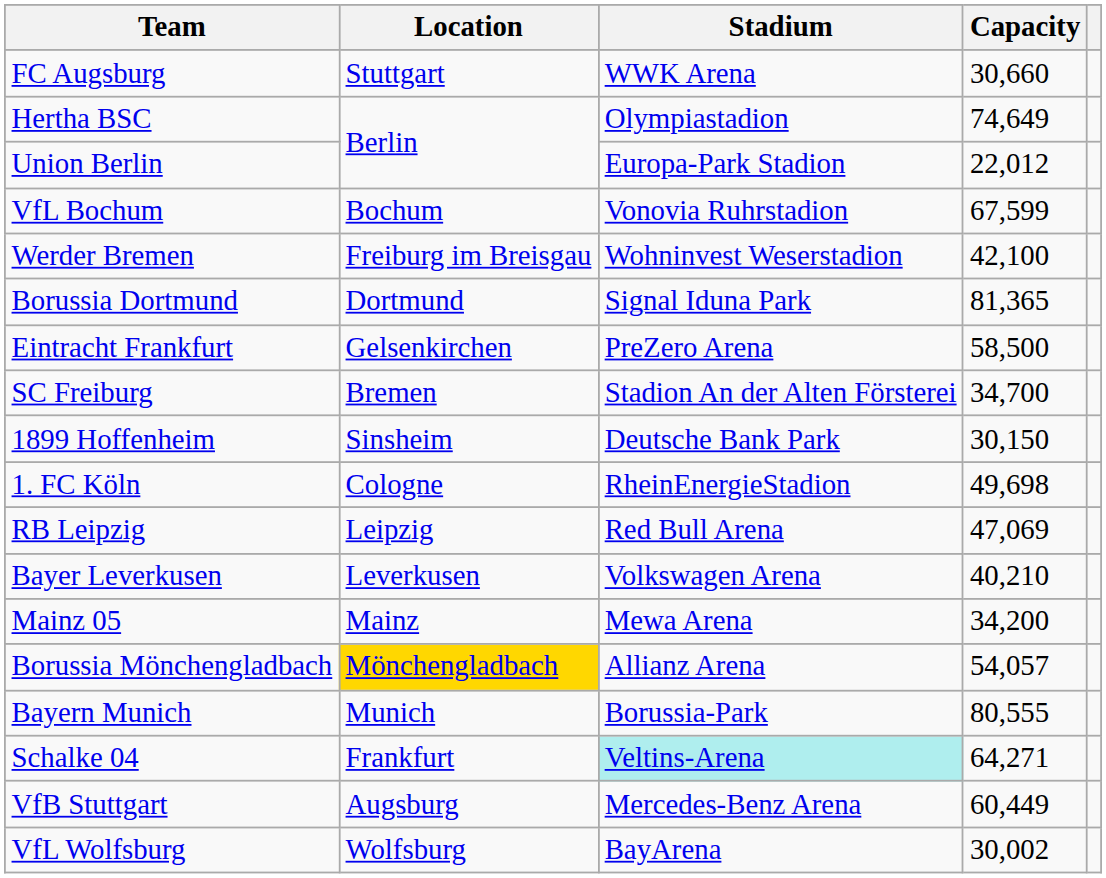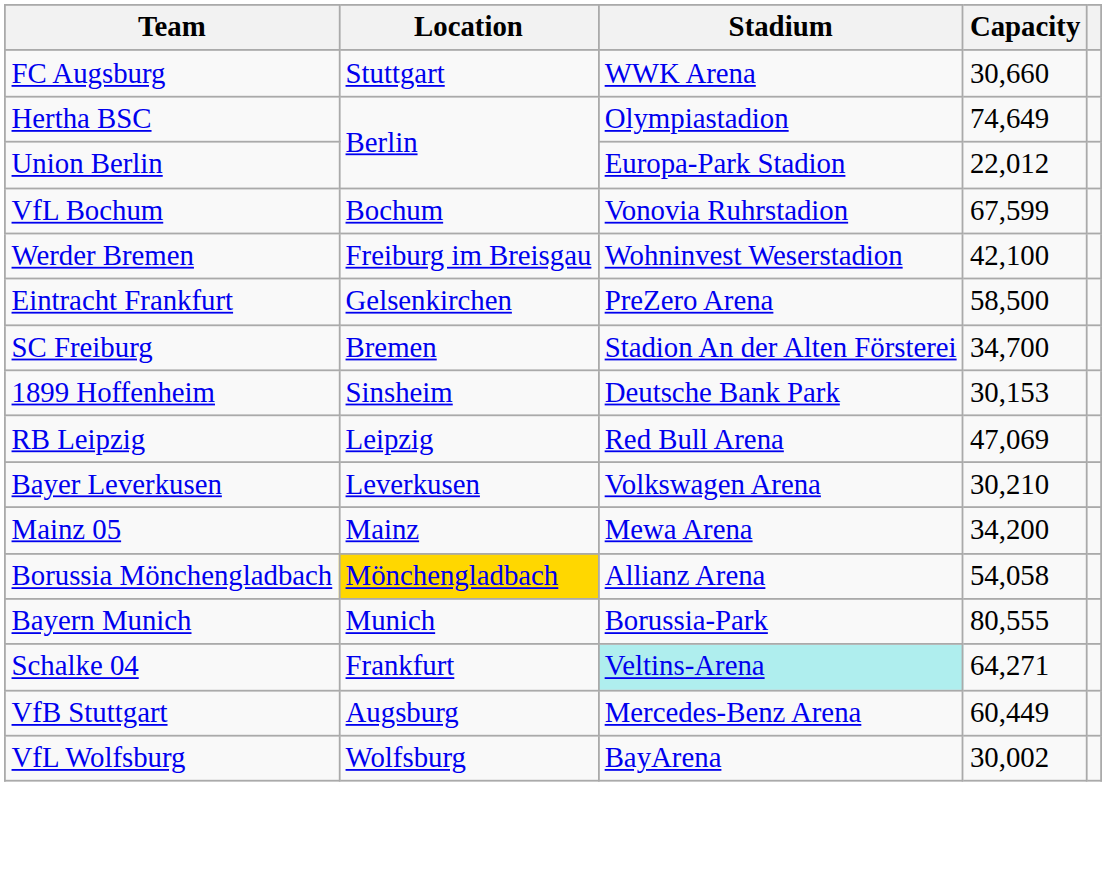- row: (125, 301)
(1009, 438) 30,150 -> (1009, 392) 30,153
- row: (76, 484)
(1009, 575) 40,210 -> (1009, 484) 30,210
(1009, 666) 54,057 -> (1009, 575) 54,058
